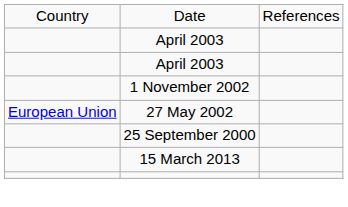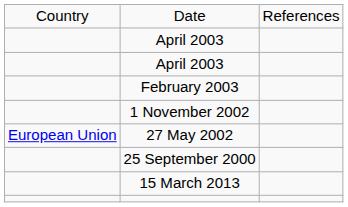+ row: (62, 88)
